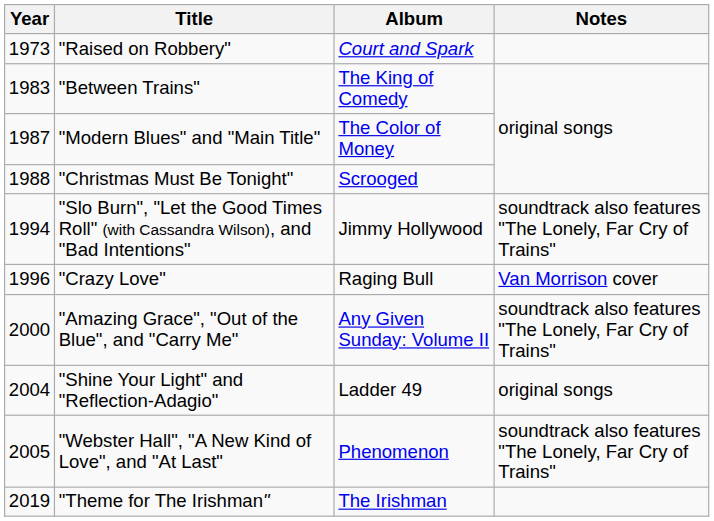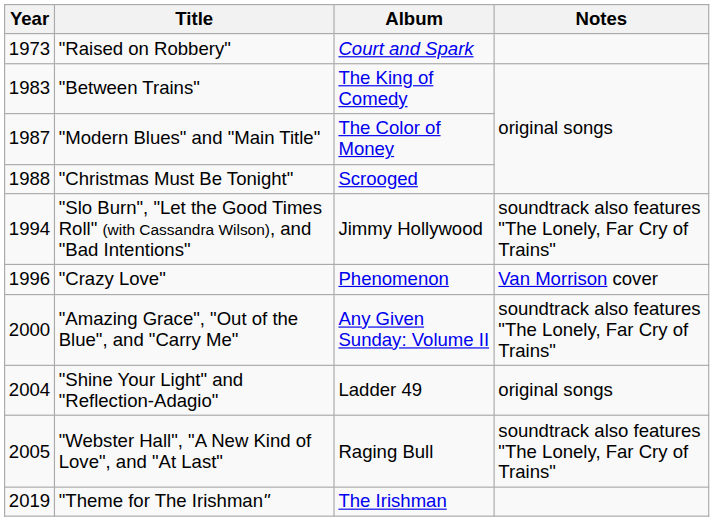(386, 279) Raging Bull -> (394, 279) Phenomenon
(394, 451) Phenomenon -> (386, 451) Raging Bull
